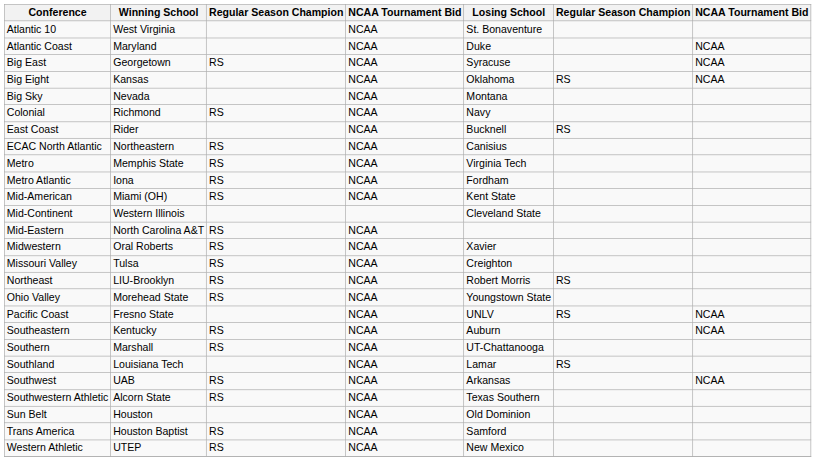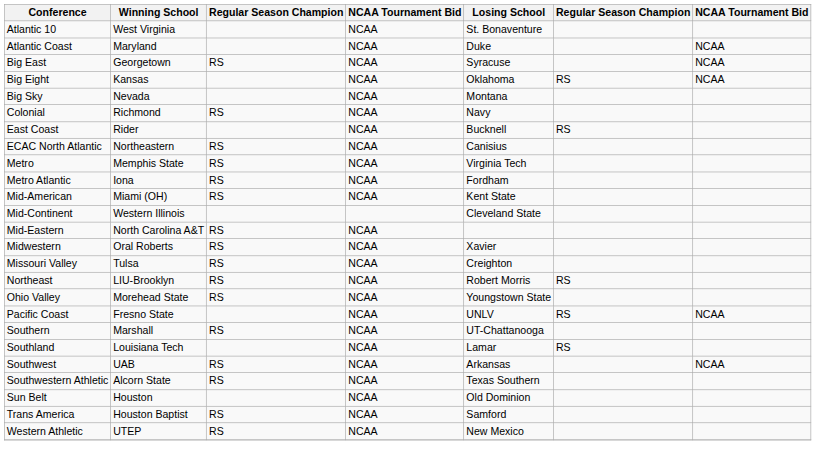- row: (38, 331)
